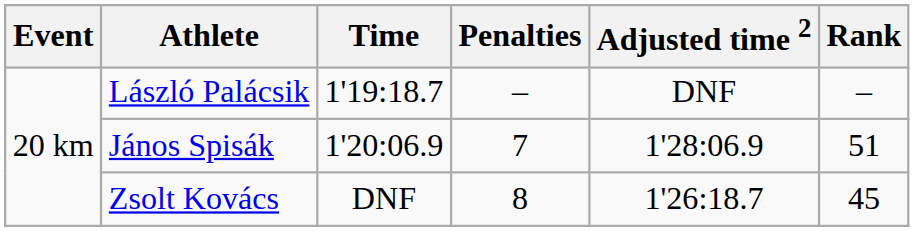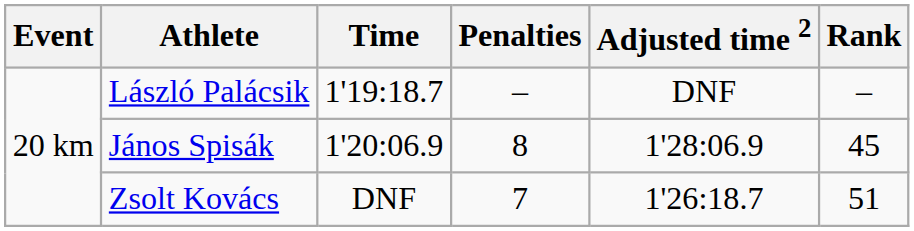(520, 145) 7 -> (520, 145) 8
(864, 145) 51 -> (864, 145) 45
(520, 198) 8 -> (520, 198) 7
(864, 198) 45 -> (864, 198) 51
